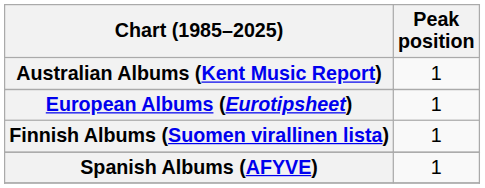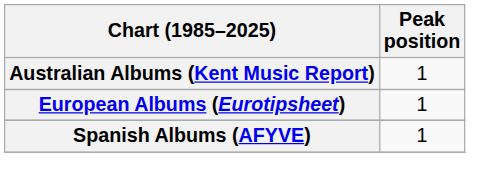- row: (199, 135)
